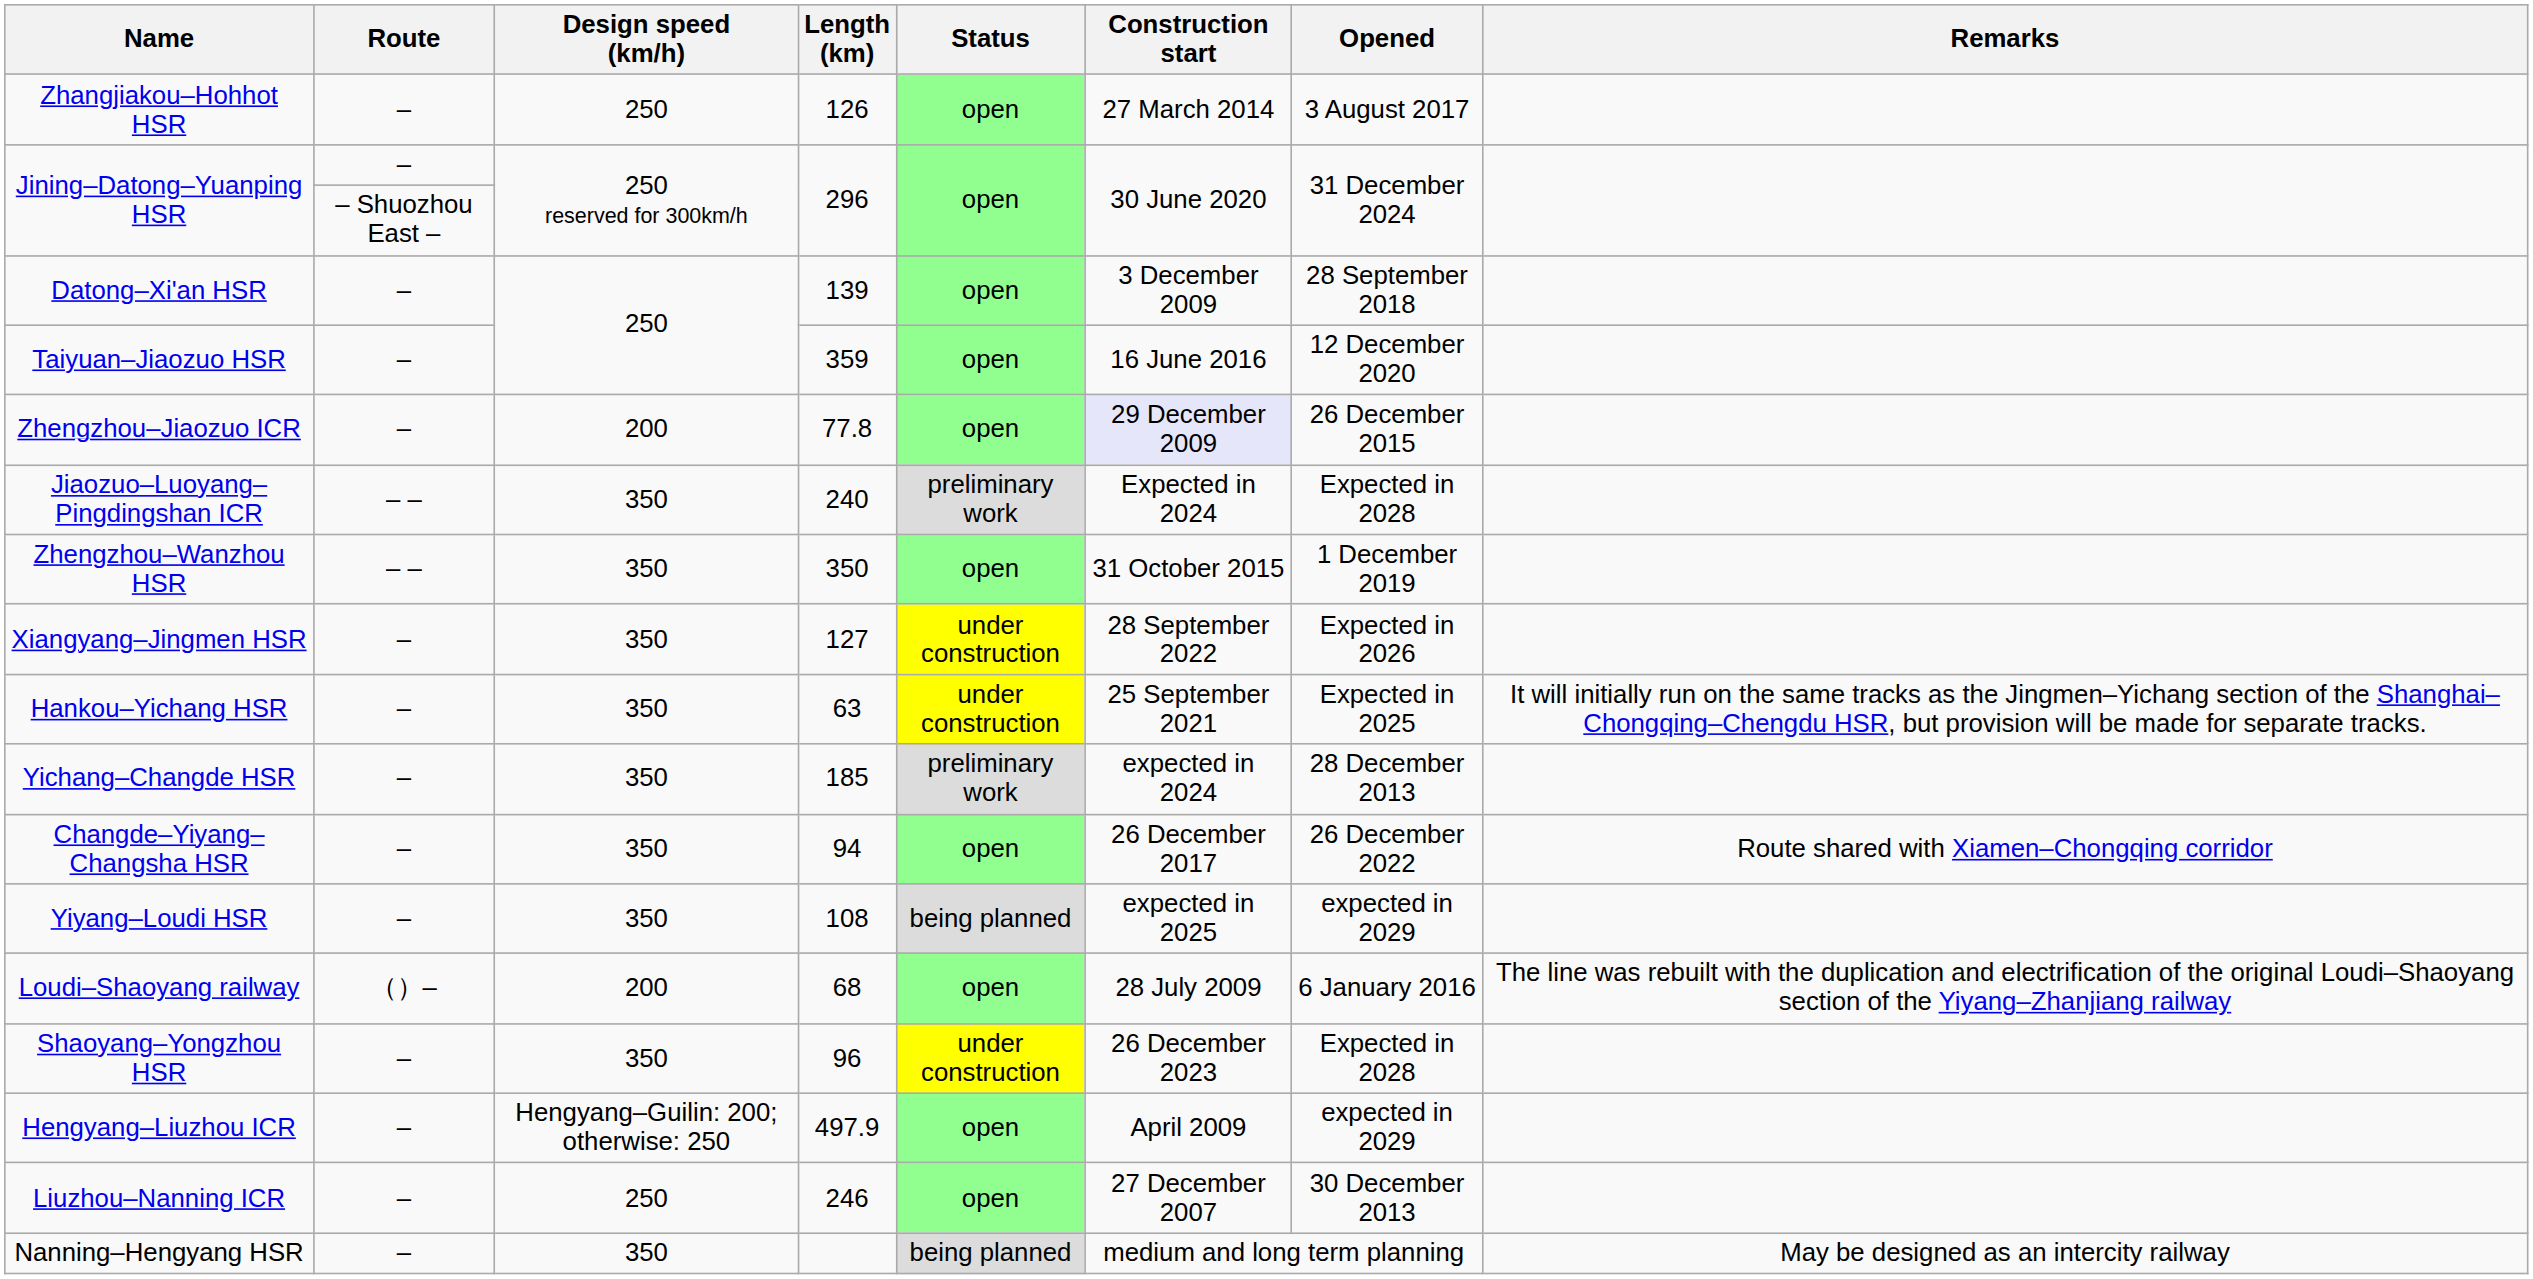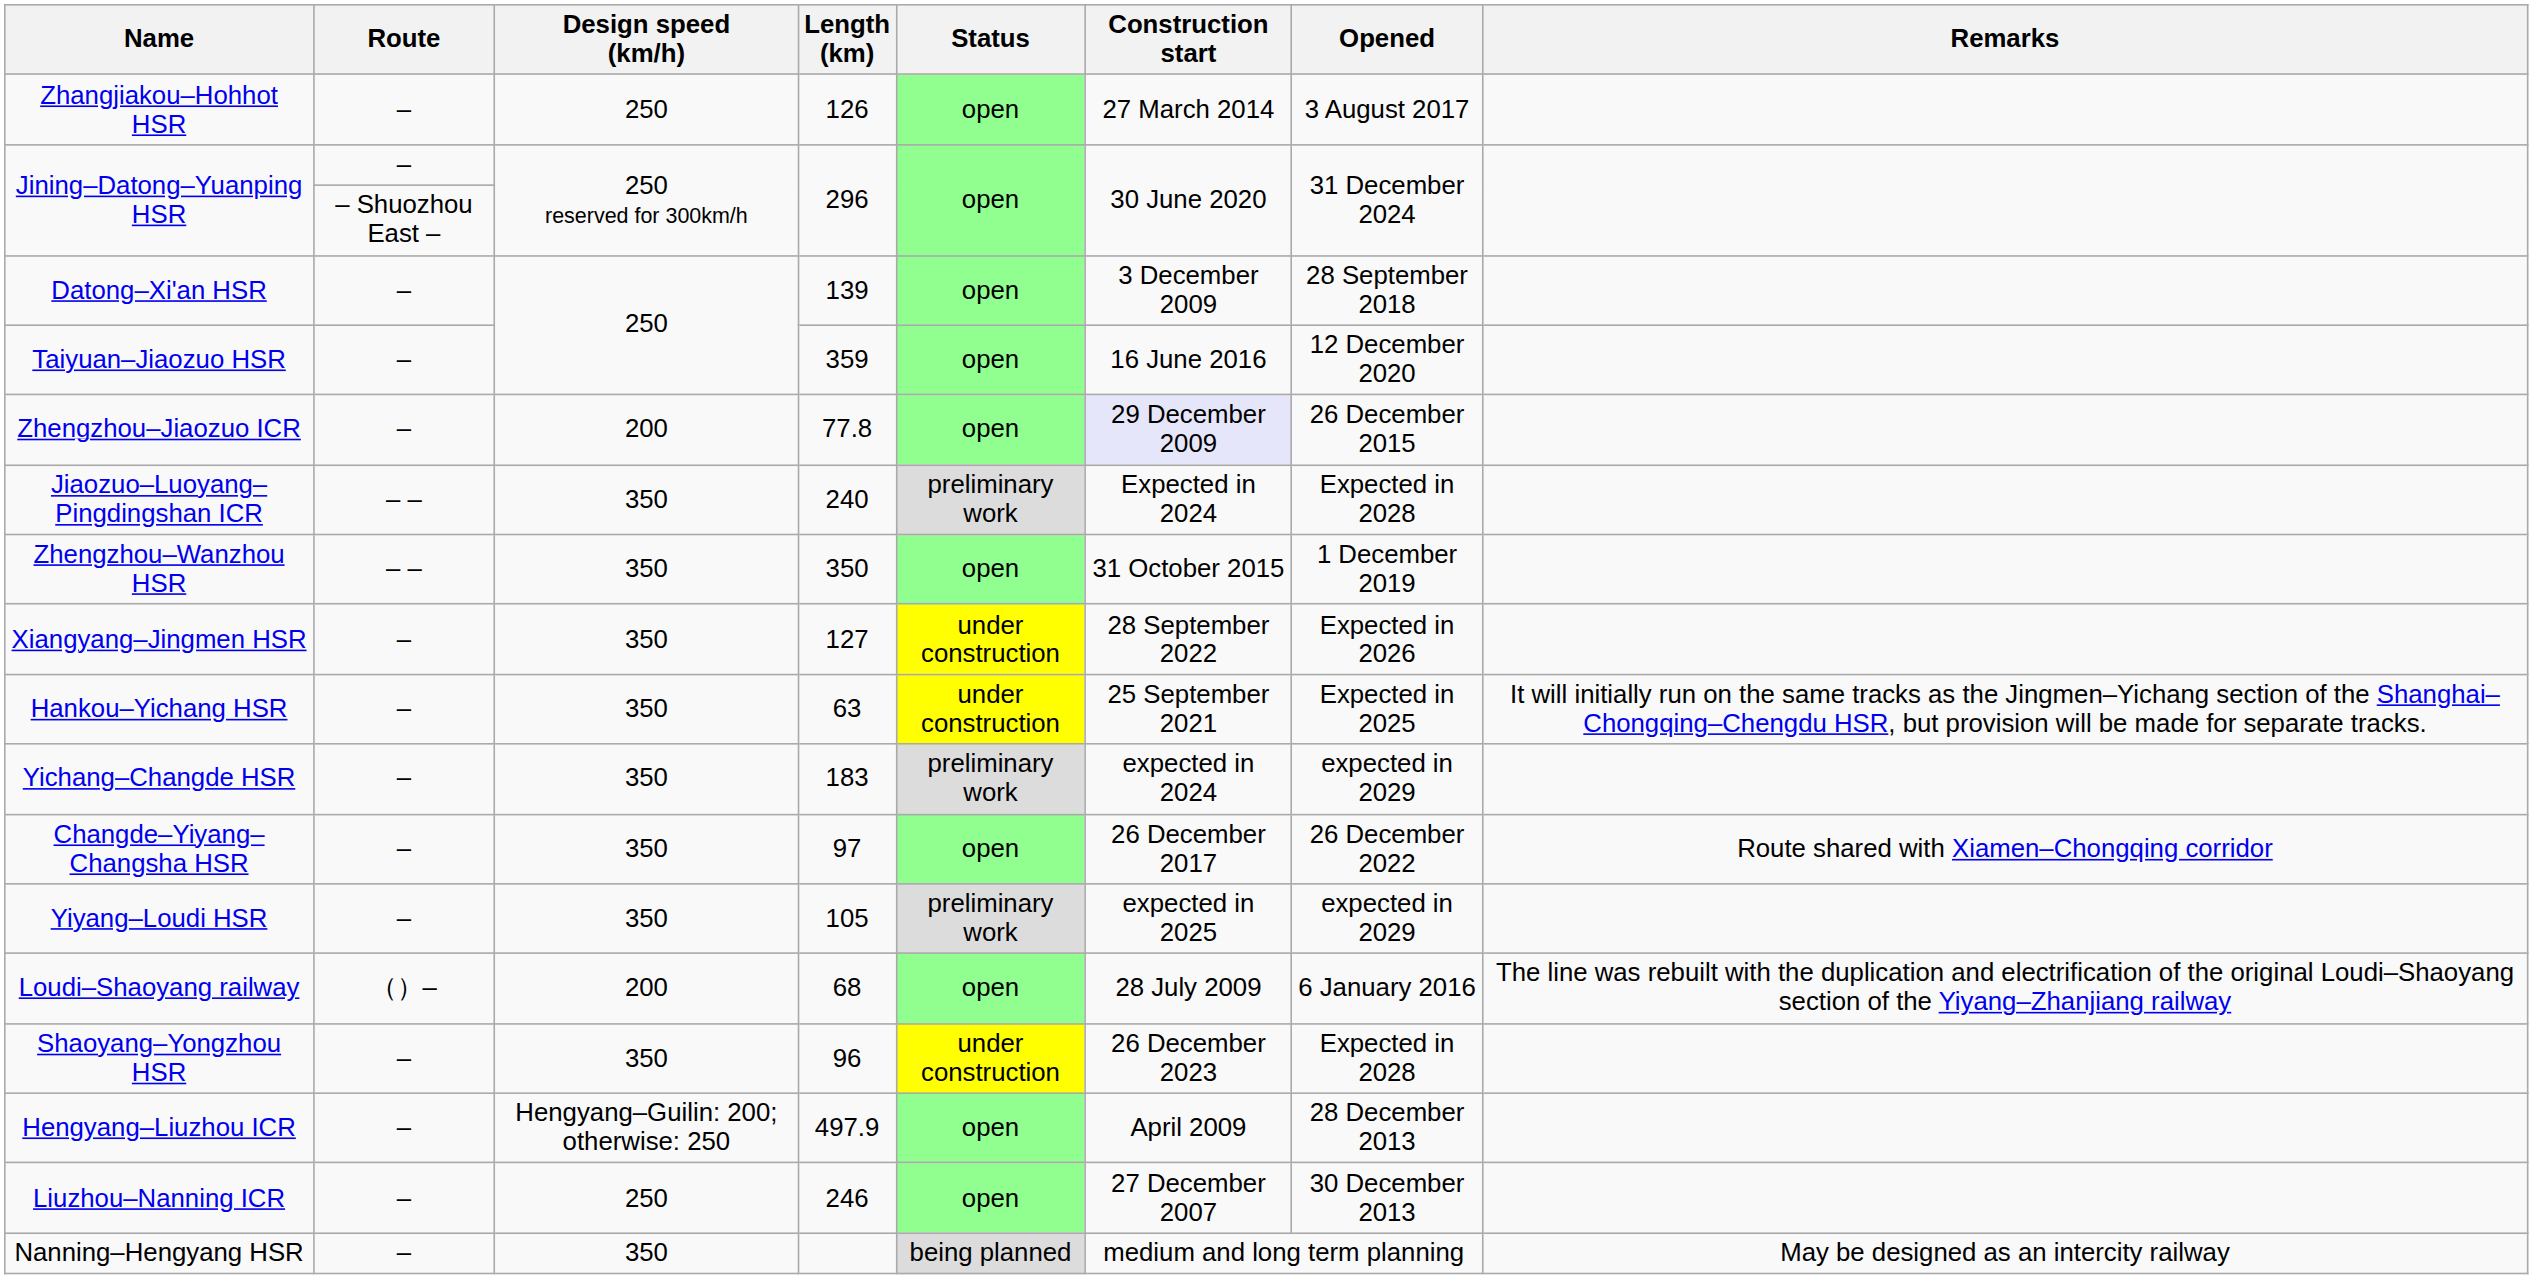(847, 778) 185 -> (847, 778) 183
(1387, 778) 28 December 2013 -> (1387, 778) expected in 2029
(847, 848) 94 -> (847, 848) 97
(847, 918) 108 -> (847, 918) 105
(990, 918) being planned -> (991, 918) preliminary work
(1387, 1127) expected in 2029 -> (1387, 1127) 28 December 2013
